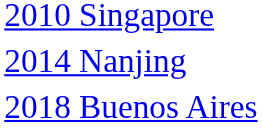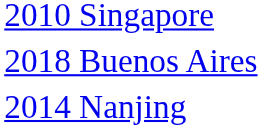rows swapped: (95, 61) <-> (131, 106)
